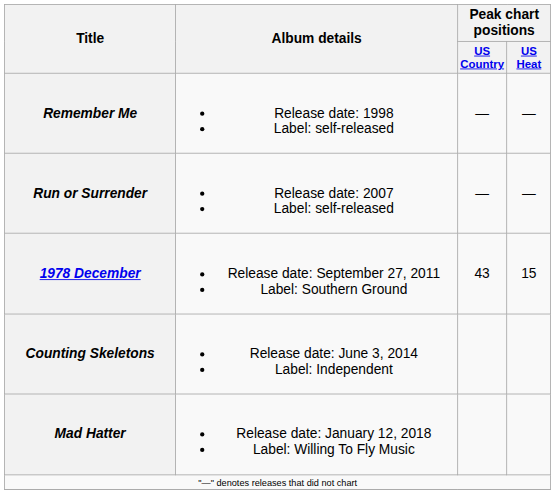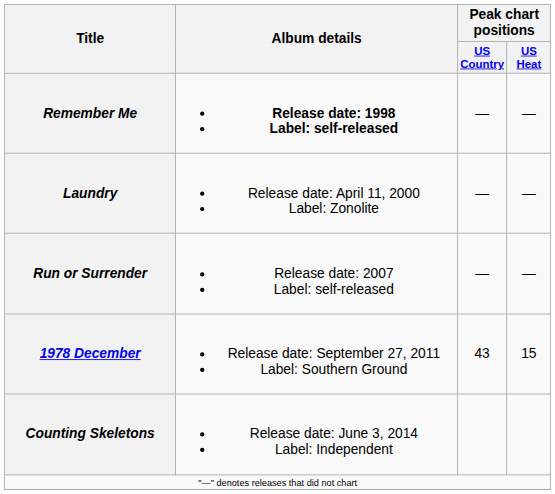(317, 121) normal -> (317, 121) bold
+ row: (90, 193)
- row: (90, 434)
